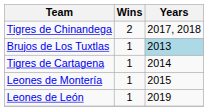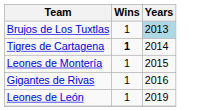- row: (59, 30)
(130, 64) normal -> (127, 47) bold
+ row: (51, 81)
